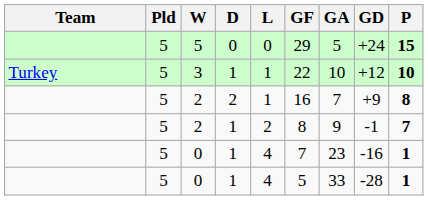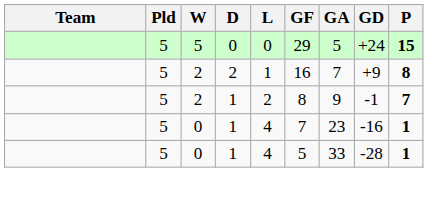- row: (198, 72)
